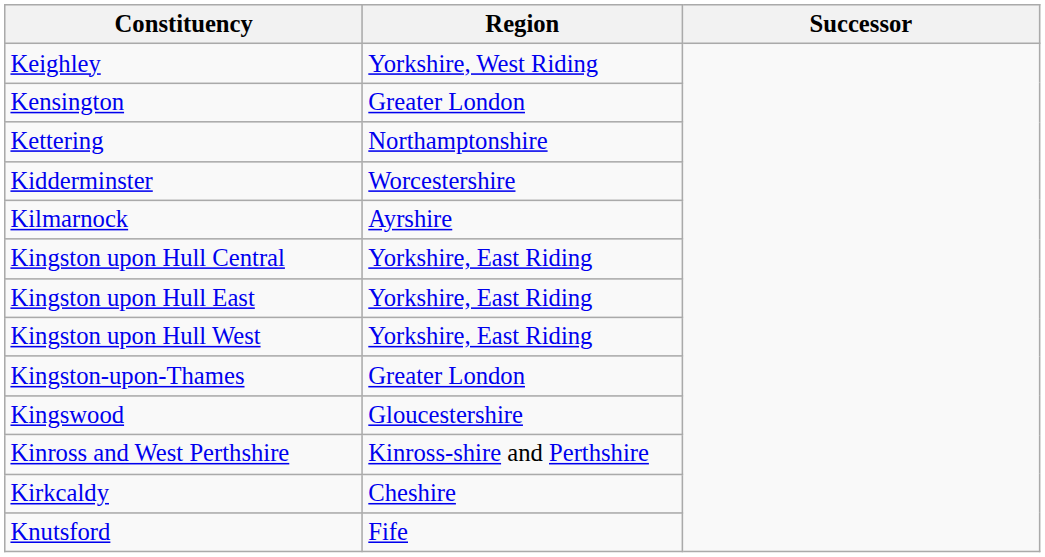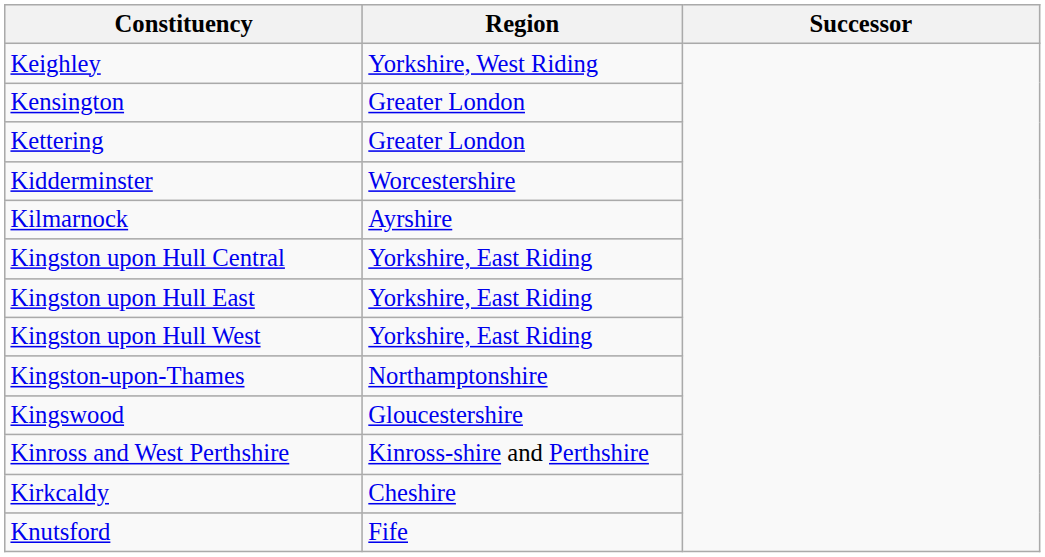(458, 141) Northamptonshire -> (447, 141) Greater London
(447, 375) Greater London -> (458, 375) Northamptonshire
